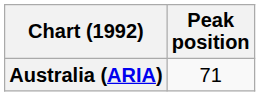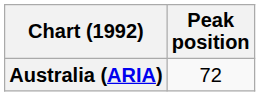(211, 74) 71 -> (211, 74) 72
